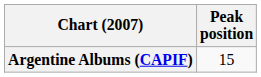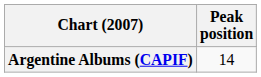(227, 59) 15 -> (227, 59) 14
